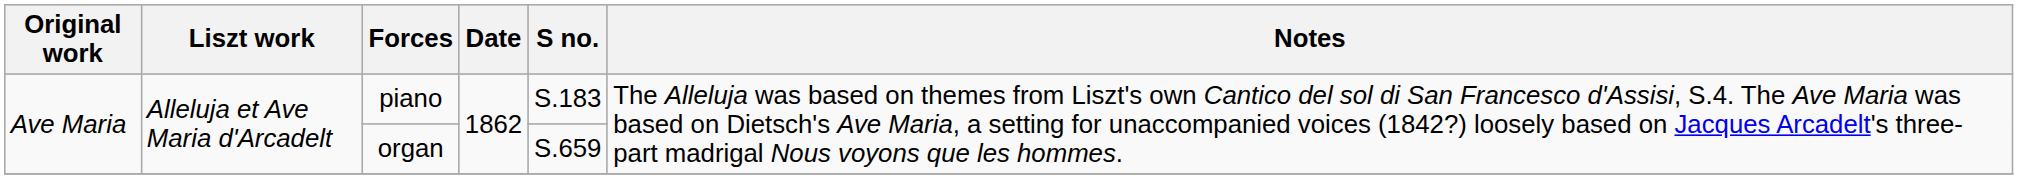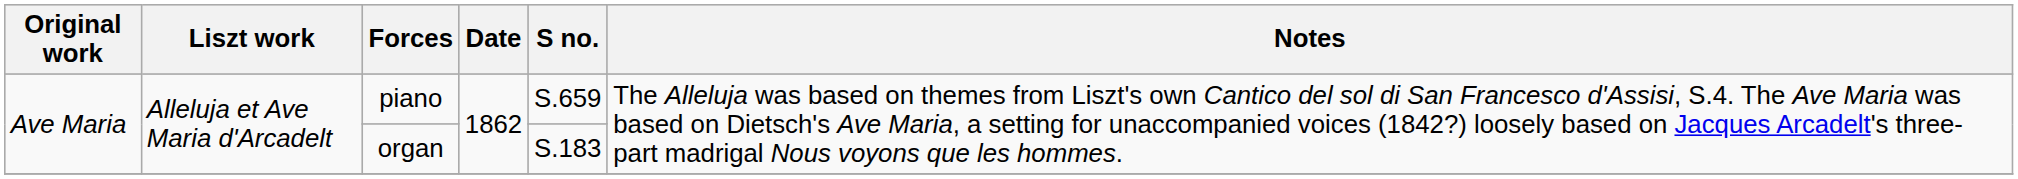(568, 99) S.183 -> (568, 99) S.659
(568, 148) S.659 -> (568, 148) S.183
